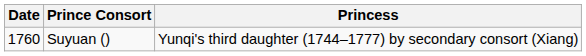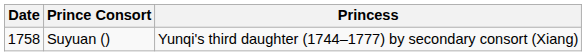(24, 39) 1760 -> (24, 39) 1758
